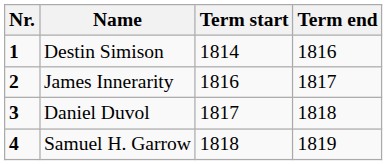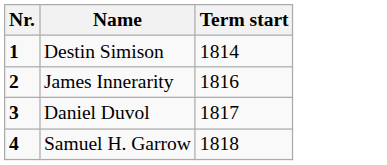- column: (338, 19)
